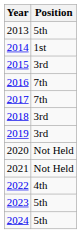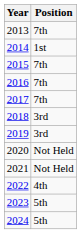(41, 30) 5th -> (41, 30) 7th
(41, 64) 3rd -> (41, 64) 7th
